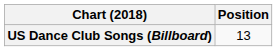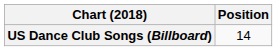(243, 35) 13 -> (243, 35) 14
